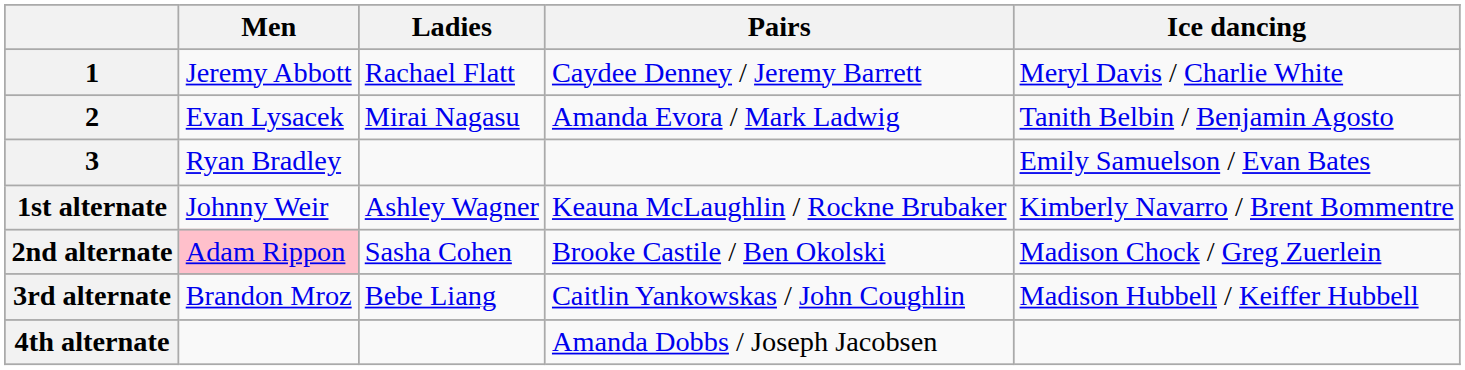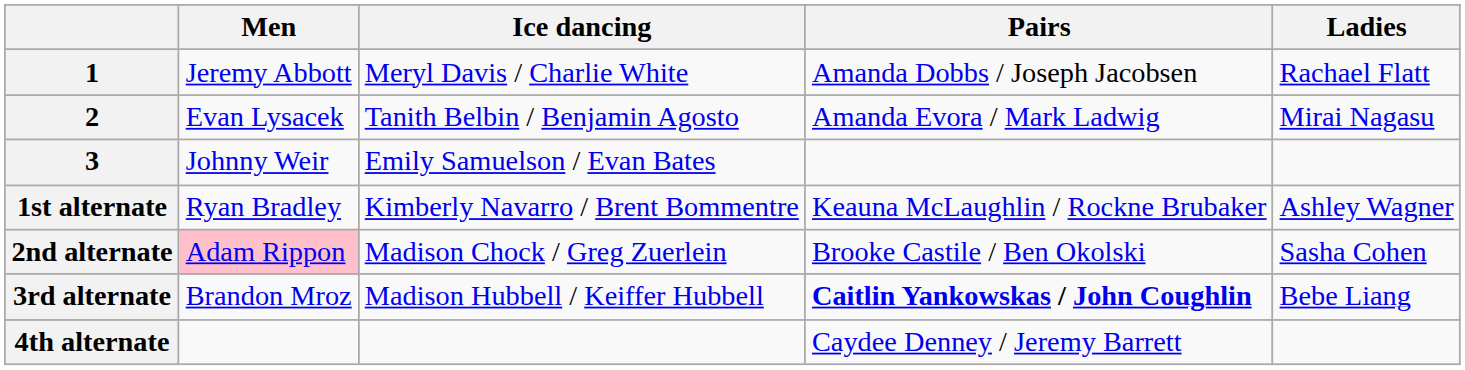columns swapped: (452, 26) <-> (1237, 26)
(737, 71) Caydee Denney / Jeremy Barrett -> (1005, 71) Amanda Dobbs / Joseph Jacobsen
(263, 161) Ryan Bradley -> (257, 161) Johnny Weir
(257, 206) Johnny Weir -> (263, 206) Ryan Bradley
(758, 296) normal -> (1032, 296) bold
(745, 341) Amanda Dobbs / Joseph Jacobsen -> (997, 341) Caydee Denney / Jeremy Barrett
